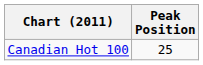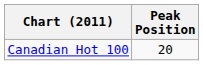(165, 50) 25 -> (165, 50) 20
